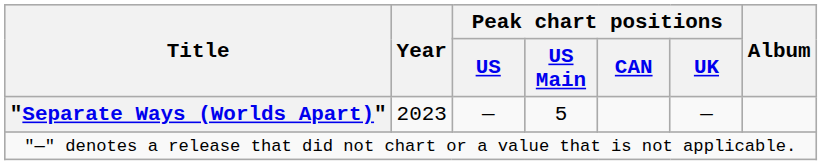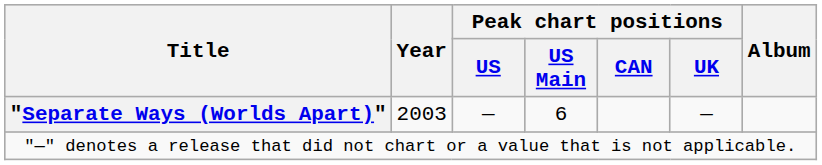(422, 114) 2023 -> (422, 114) 2003
(561, 114) 5 -> (561, 114) 6
